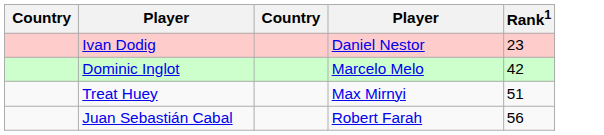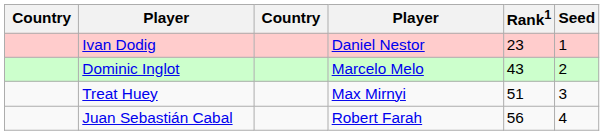+ column: (577, 18)
(515, 69) 42 -> (515, 69) 43
